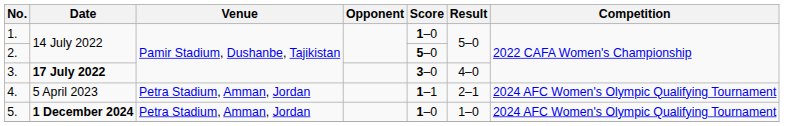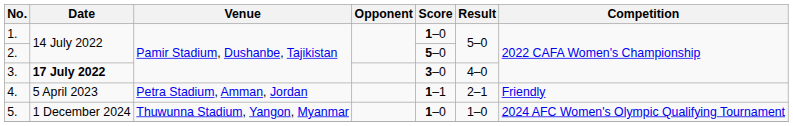(635, 92) 2024 AFC Women's Olympic Qualifying Tournament -> (524, 92) Friendly
(83, 111) bold -> (82, 111) normal
(225, 111) Petra Stadium, Amman, Jordan -> (243, 111) Thuwunna Stadium, Yangon, Myanmar
